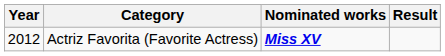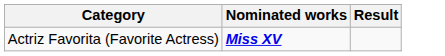- column: (24, 16)
